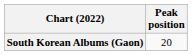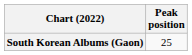(166, 42) 20 -> (166, 42) 25
